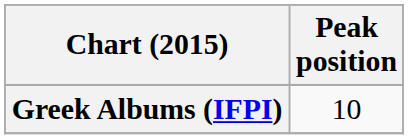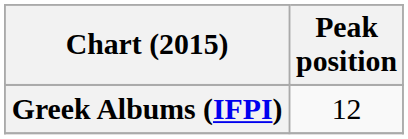(347, 108) 10 -> (347, 108) 12
